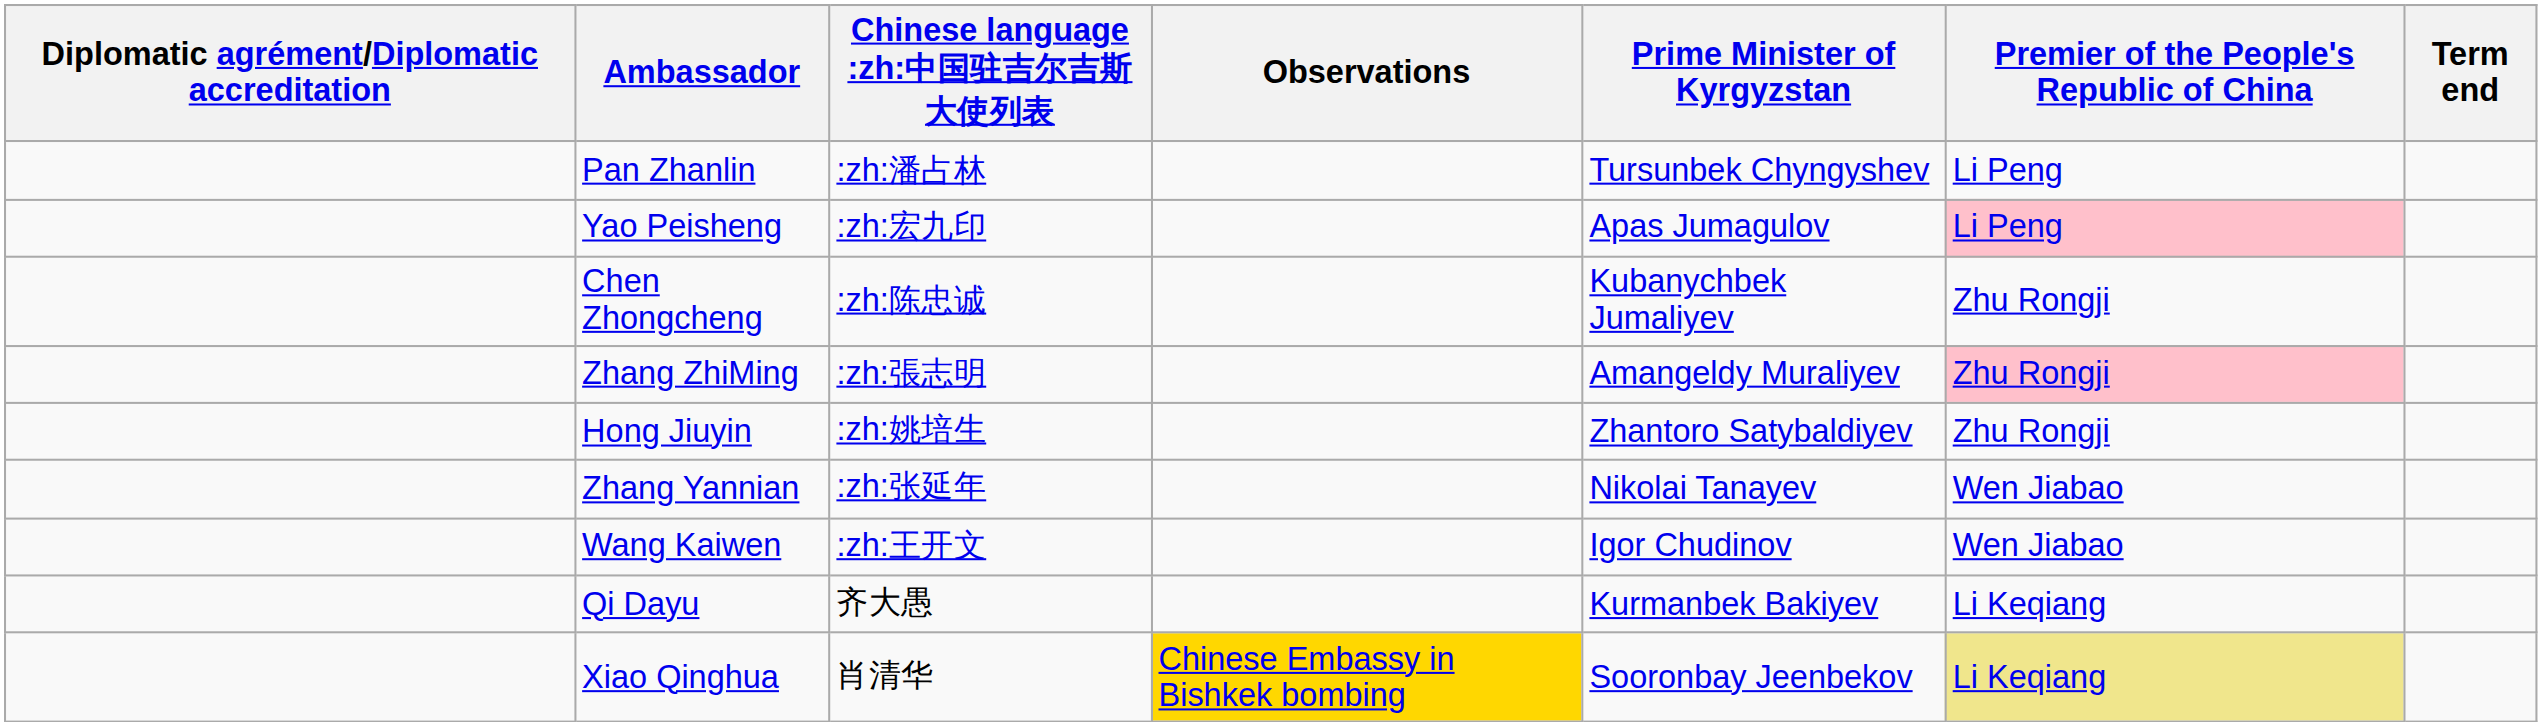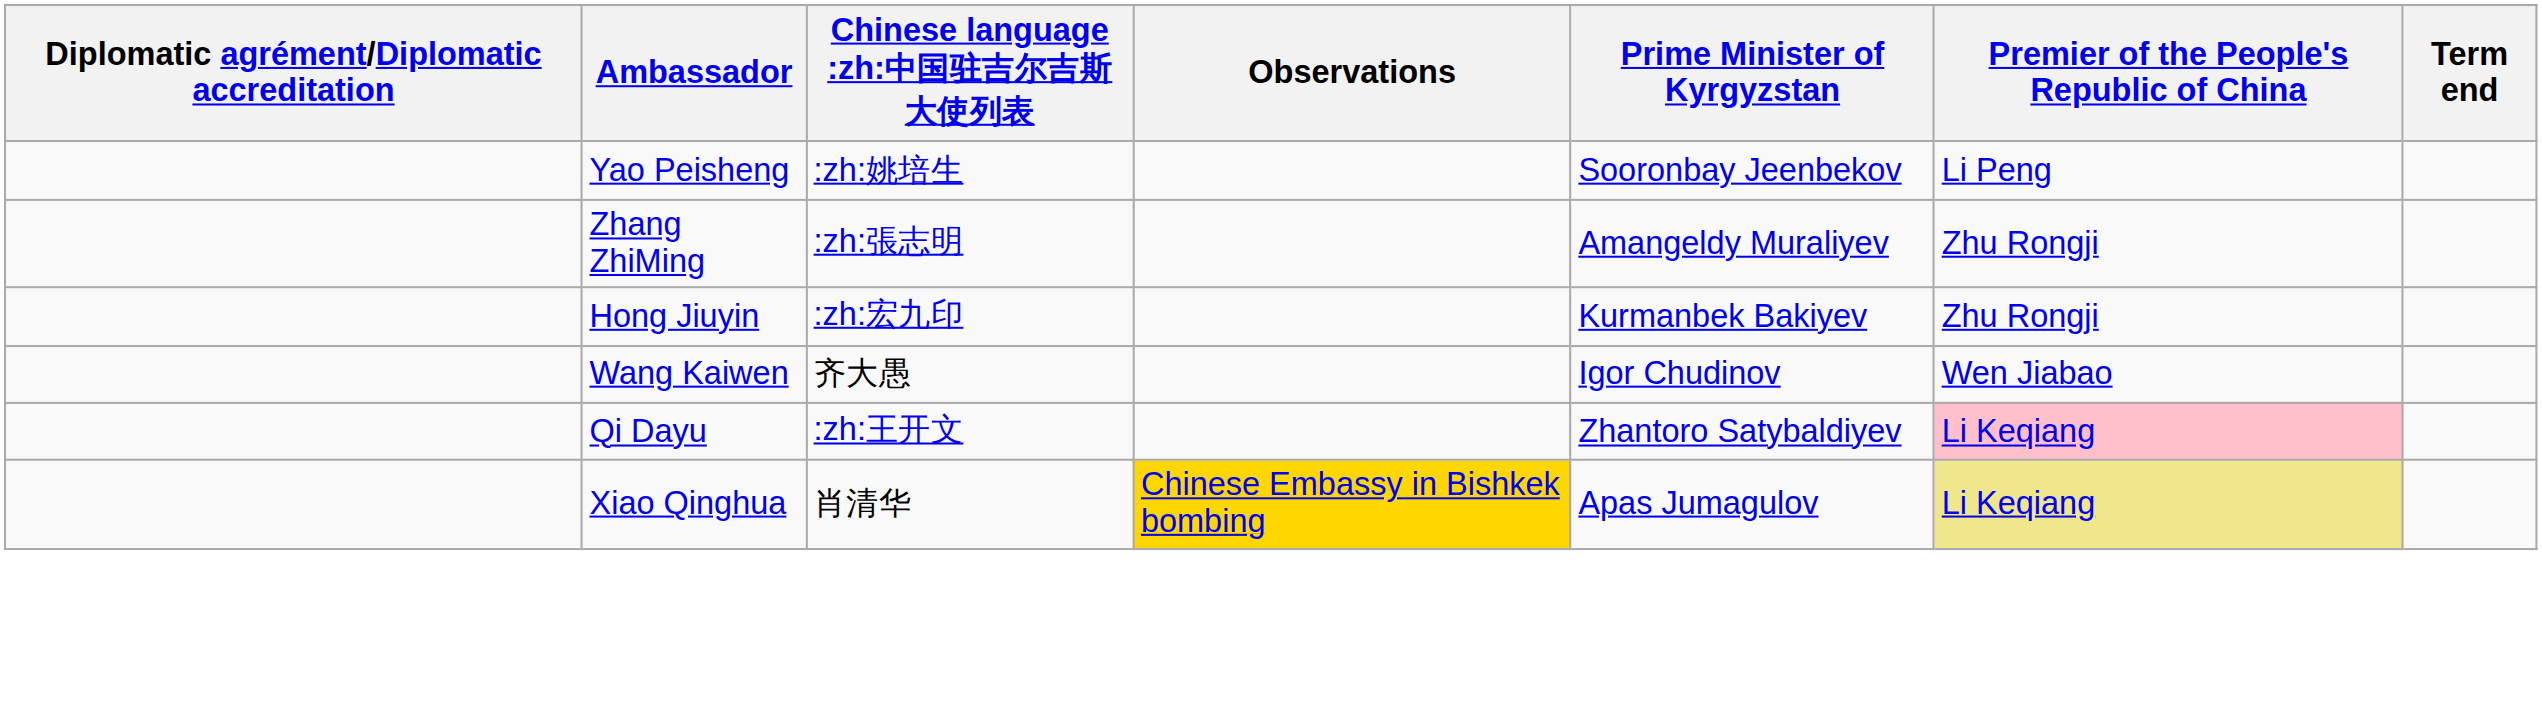- row: (669, 170)
(911, 226) :zh:宏九印 -> (888, 169) :zh:姚培生
(1709, 227) Apas Jumagulov -> (1740, 170) Sooronbay Jeenbekov
(2008, 227) pink background -> (1997, 170) no background
- row: (672, 300)
(2031, 373) pink background -> (2020, 242) no background
(911, 429) :zh:姚培生 -> (888, 314) :zh:宏九印
(1751, 430) Zhantoro Satybaldiyev -> (1723, 315) Kurmanbek Bakiyev
- row: (691, 488)
(911, 545) :zh:王开文 -> (862, 372) 齐大愚
(885, 602) 齐大愚 -> (888, 429) :zh:王开文
(1734, 603) Kurmanbek Bakiyev -> (1740, 430) Zhantoro Satybaldiyev
(2029, 603) no background -> (2018, 430) pink background
(1751, 676) Sooronbay Jeenbekov -> (1698, 503) Apas Jumagulov
